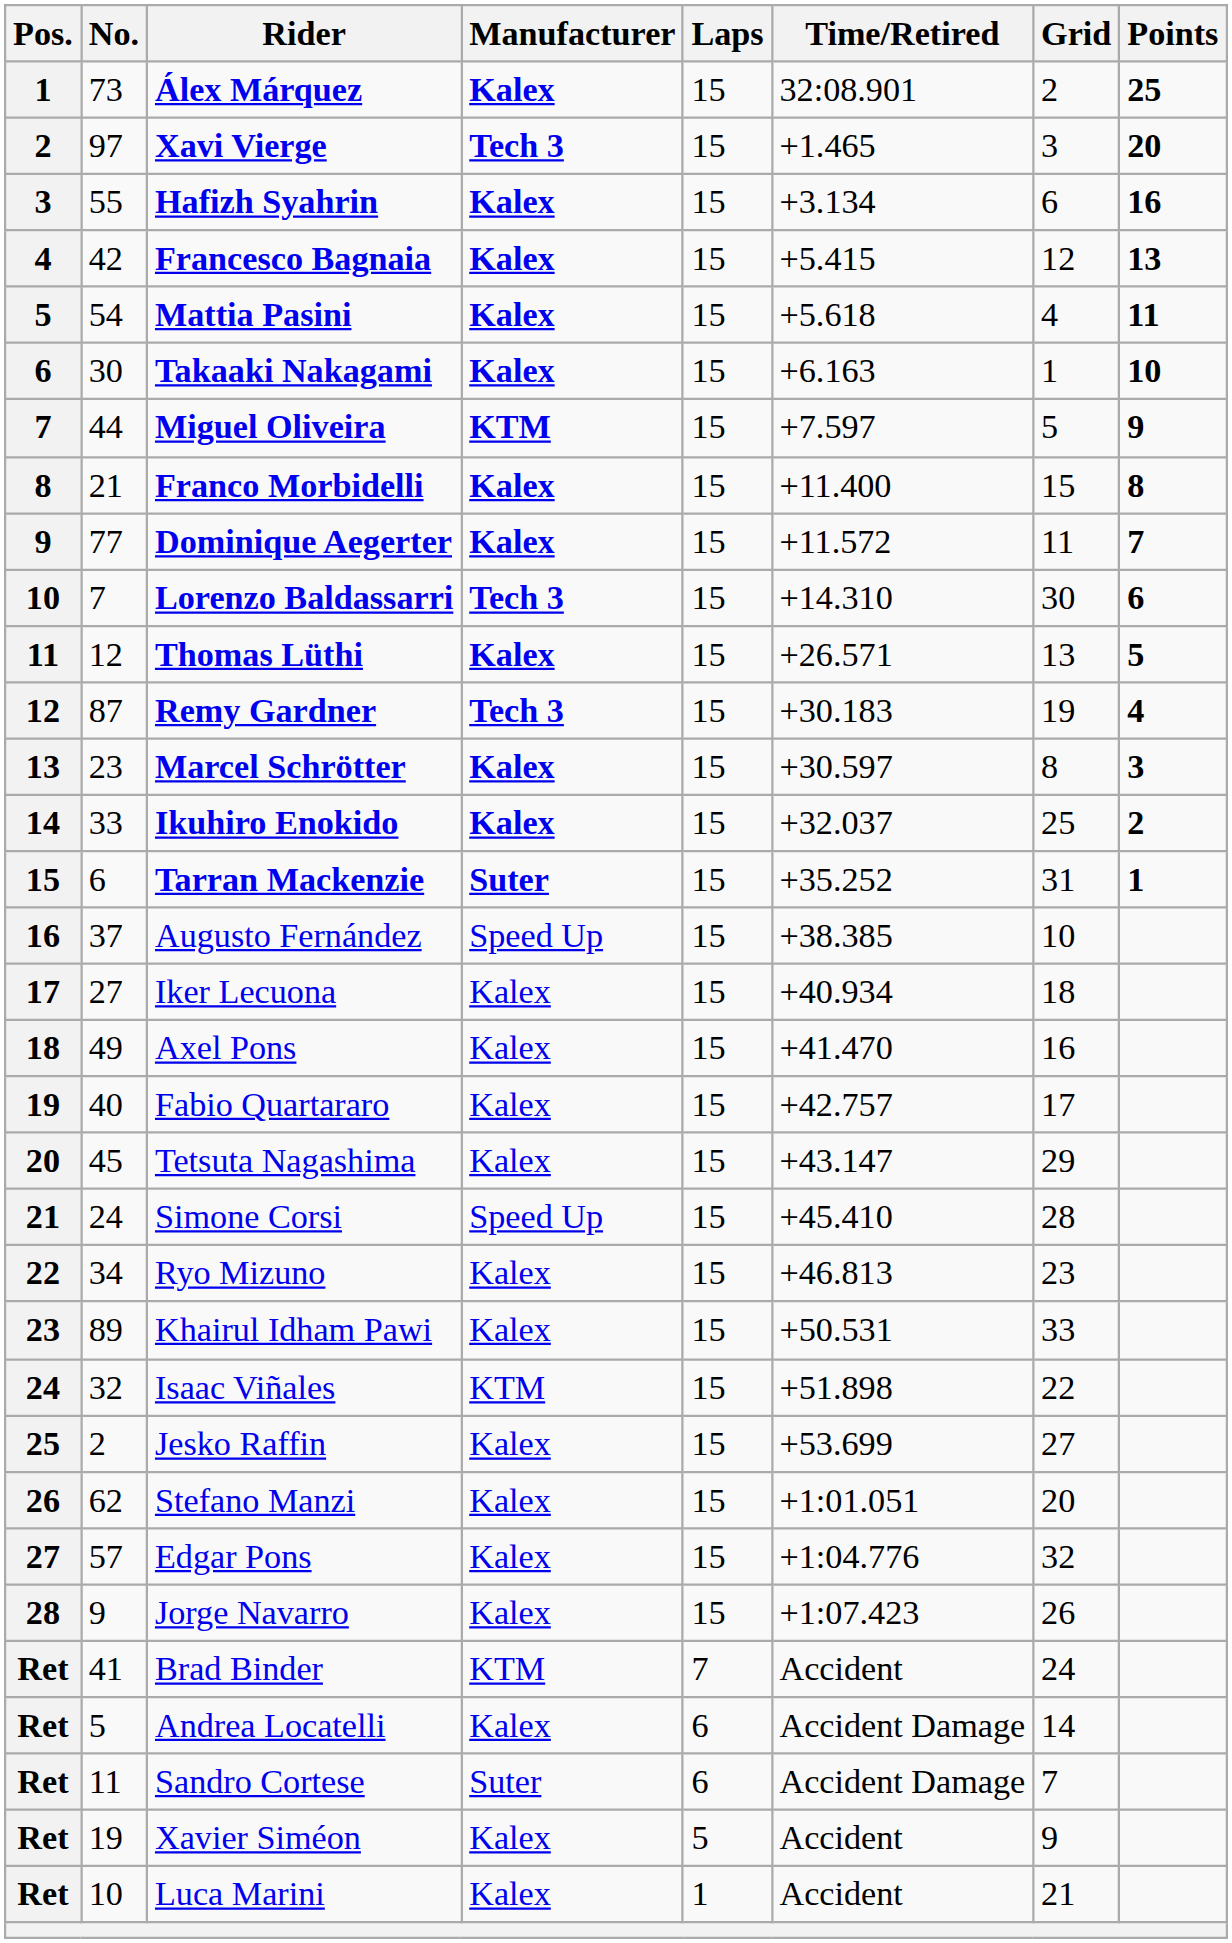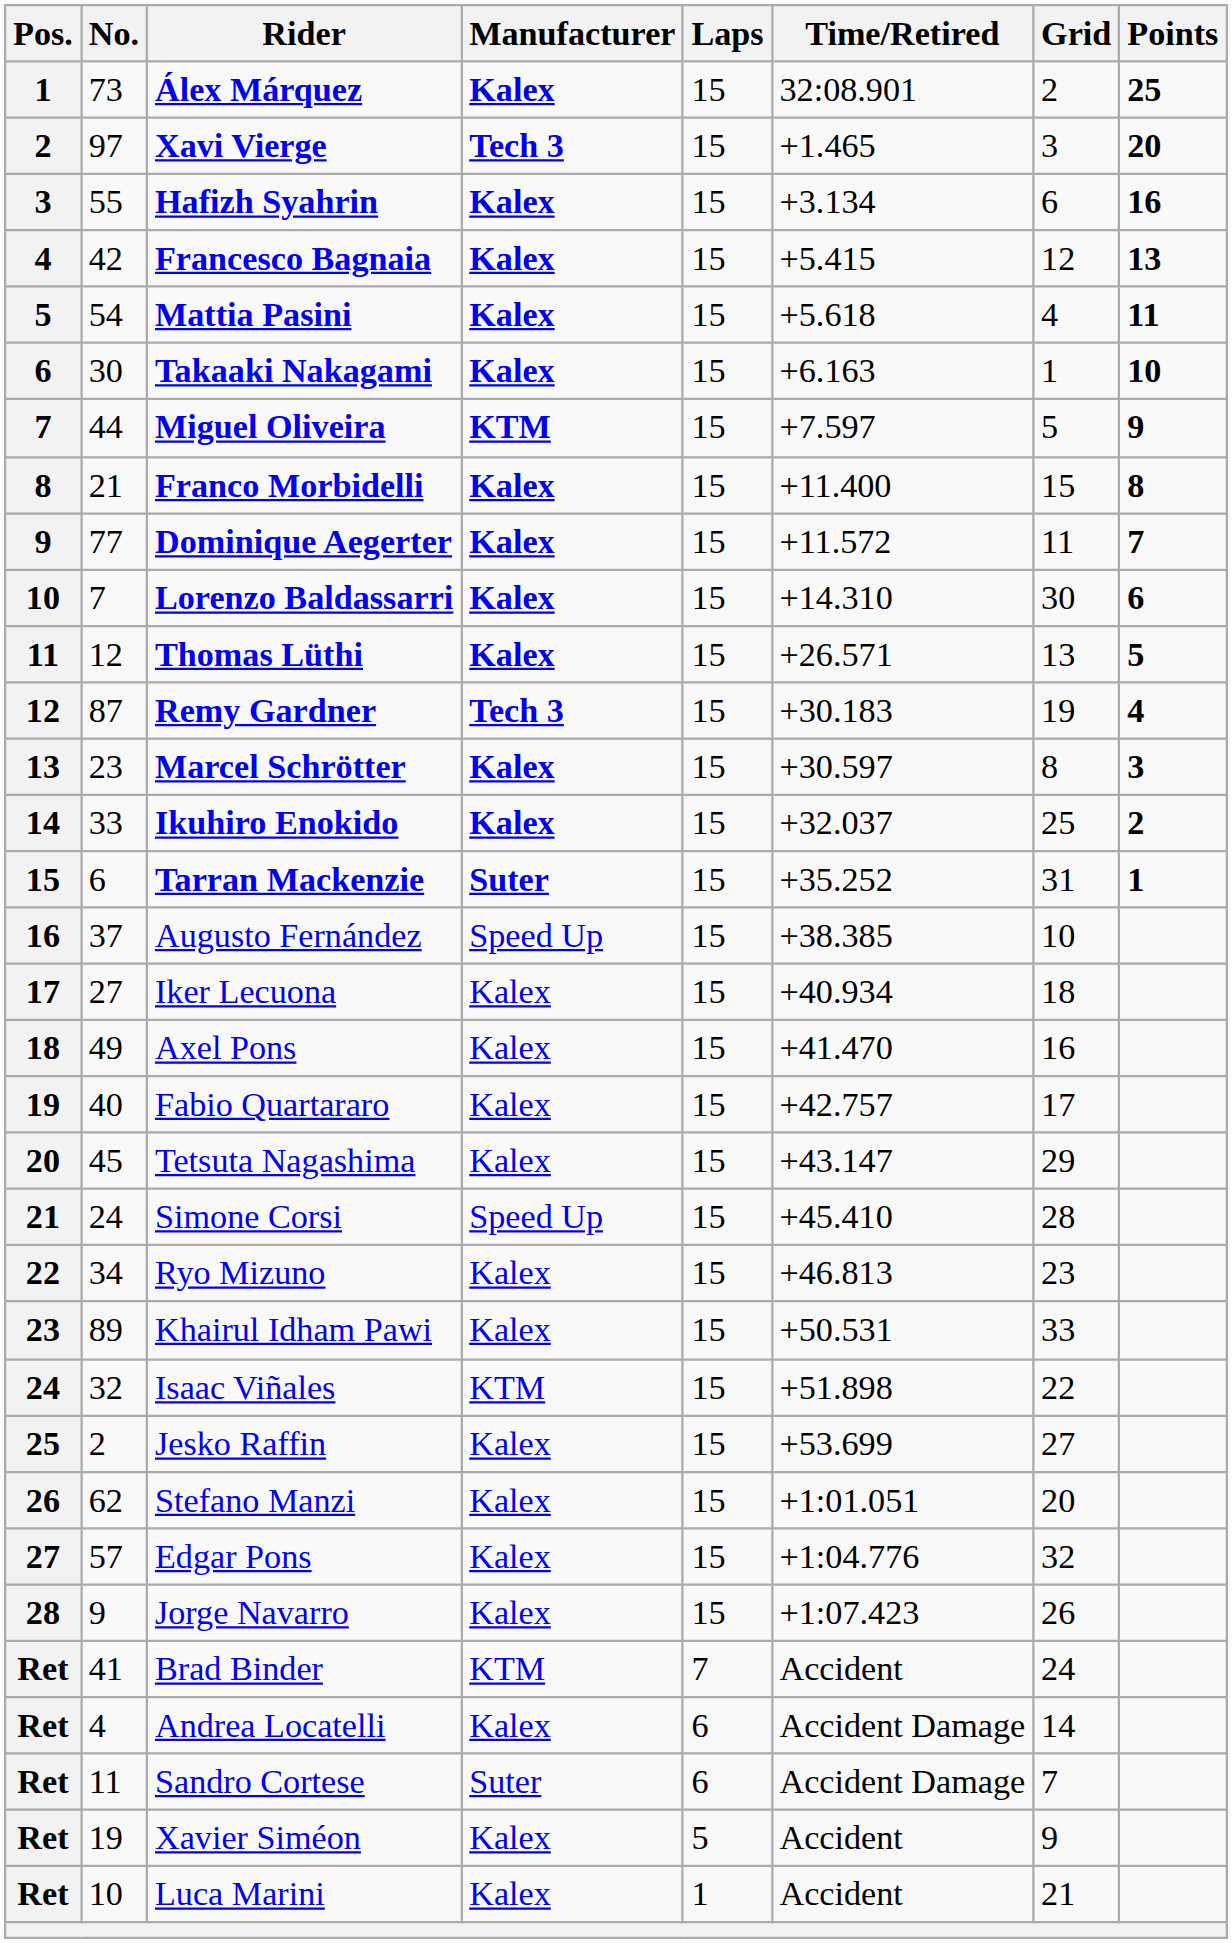(517, 596) Tech 3 -> (512, 596) Kalex
(97, 1724) 5 -> (97, 1724) 4
